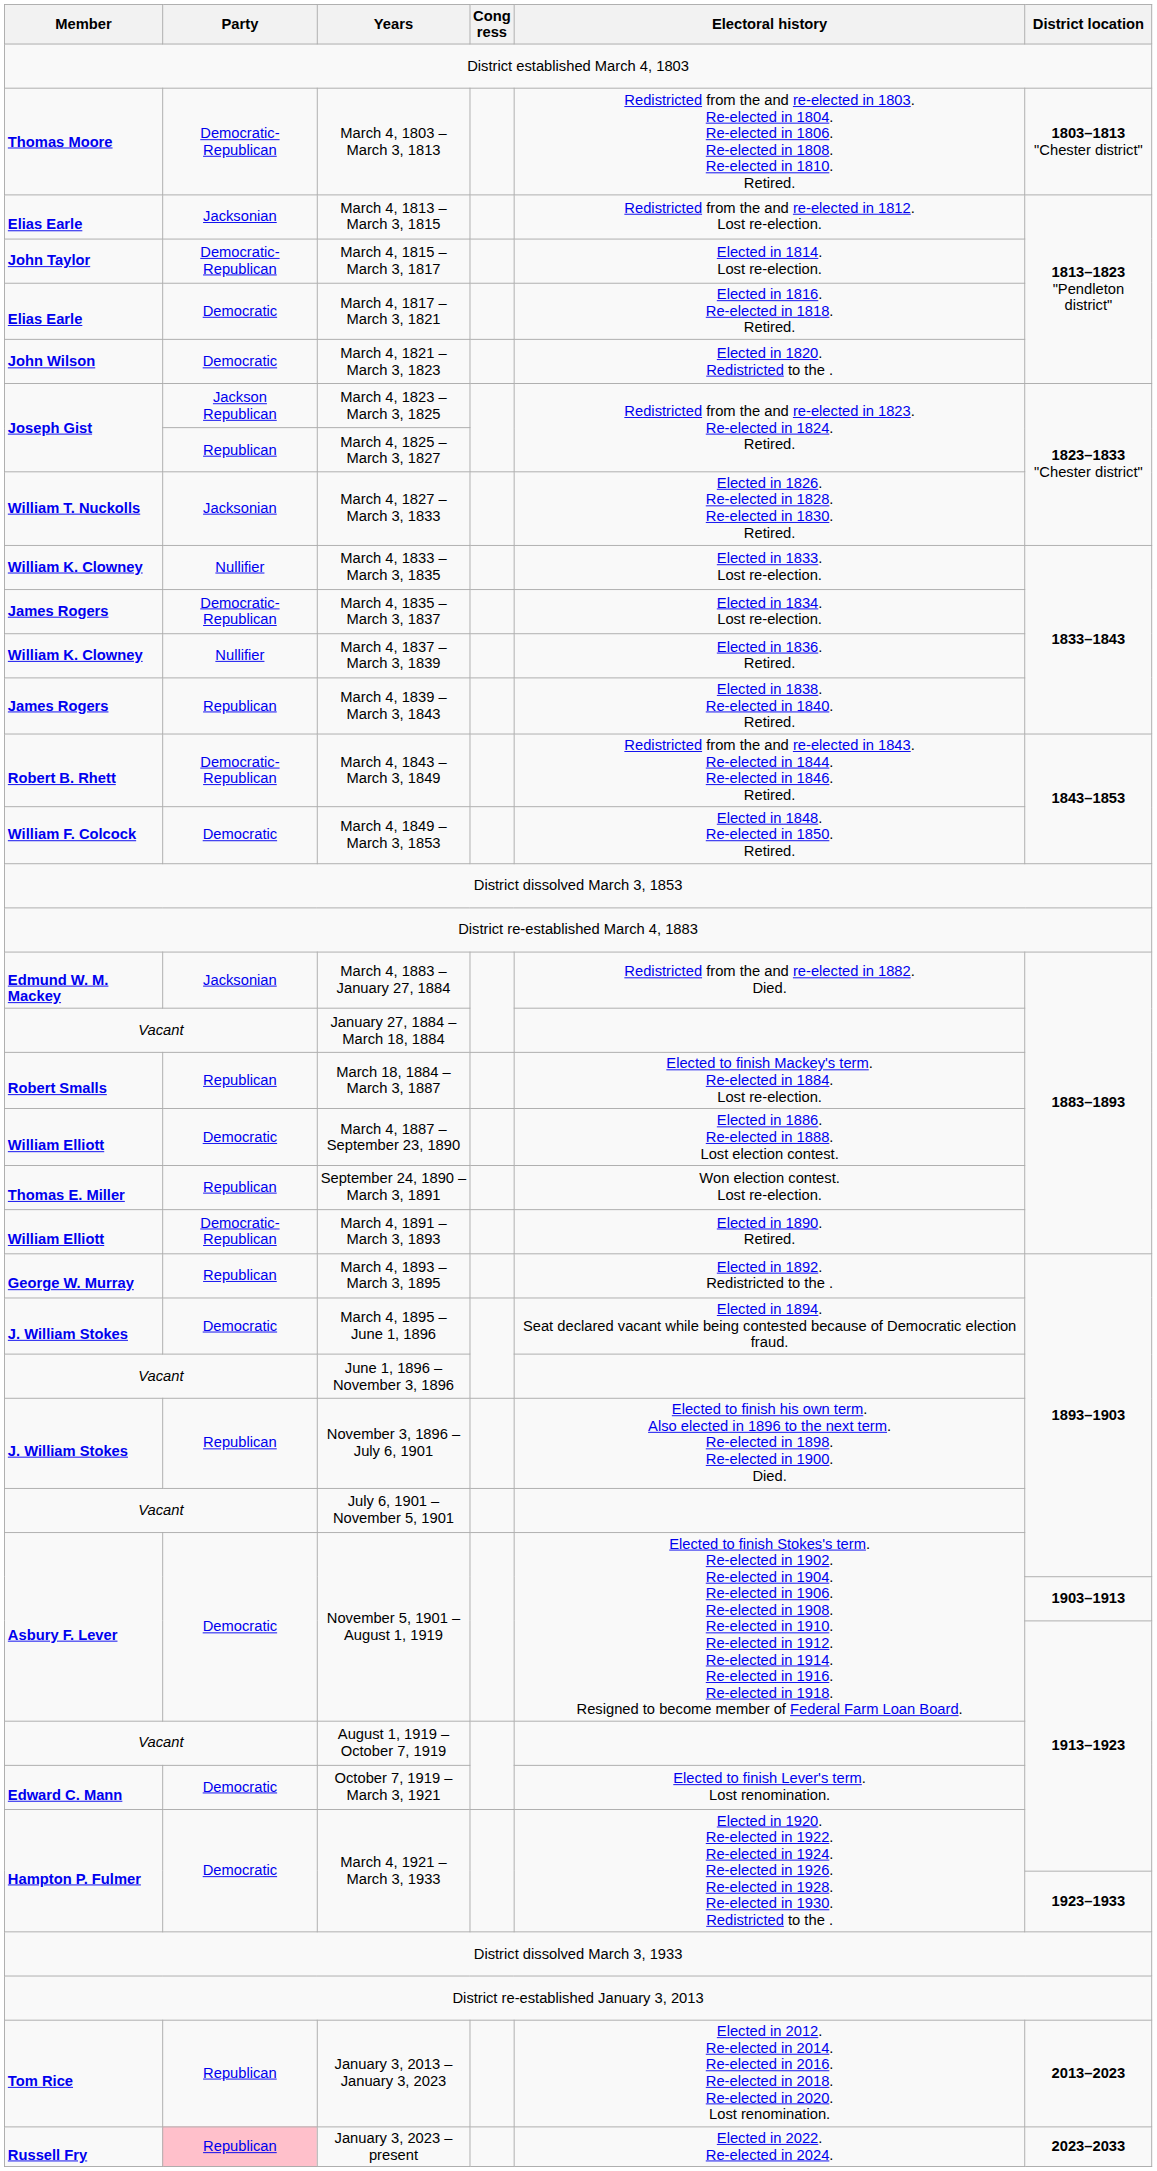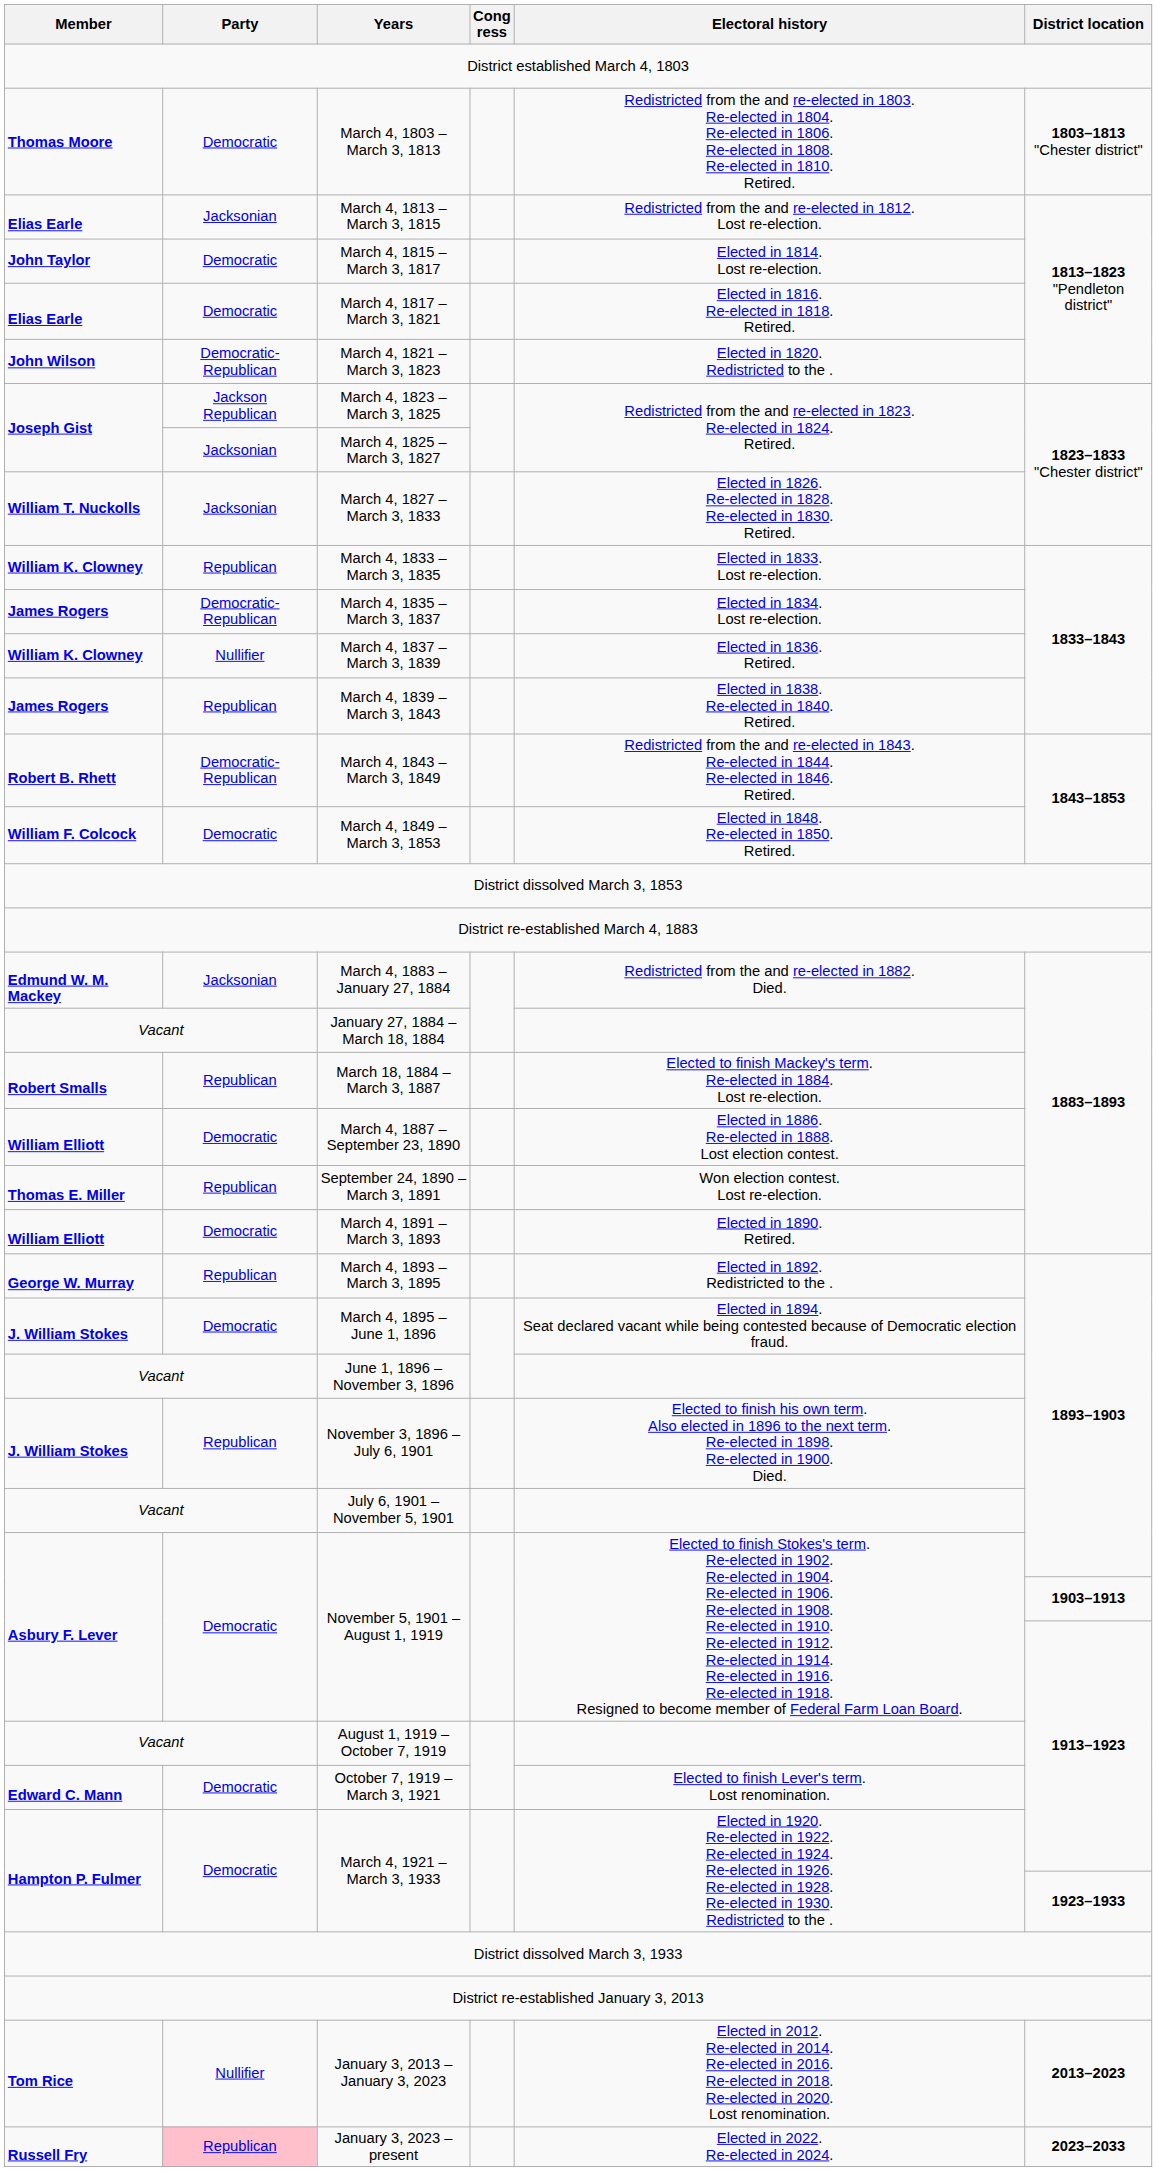(240, 141) Democratic-Republican -> (240, 141) Democratic
(240, 260) Democratic-Republican -> (240, 260) Democratic
(240, 361) Democratic -> (240, 361) Democratic-Republican
(240, 449) Republican -> (240, 449) Jacksonian
(240, 567) Nullifier -> (240, 567) Republican
(240, 1231) Democratic-Republican -> (240, 1231) Democratic
(240, 2073) Republican -> (240, 2073) Nullifier
